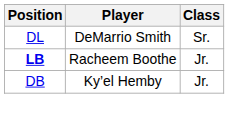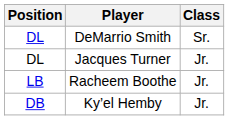+ row: (123, 59)
(35, 59) bold -> (35, 81) normal
